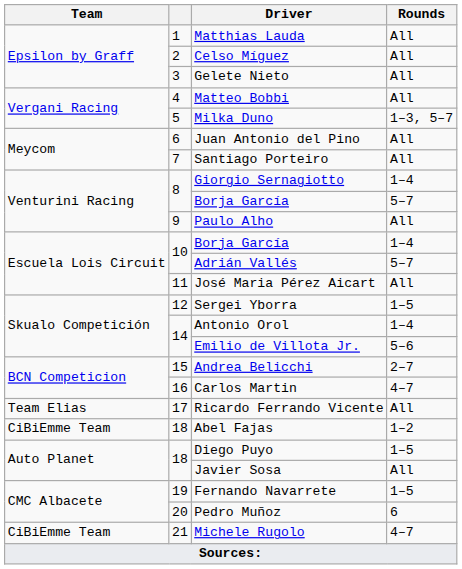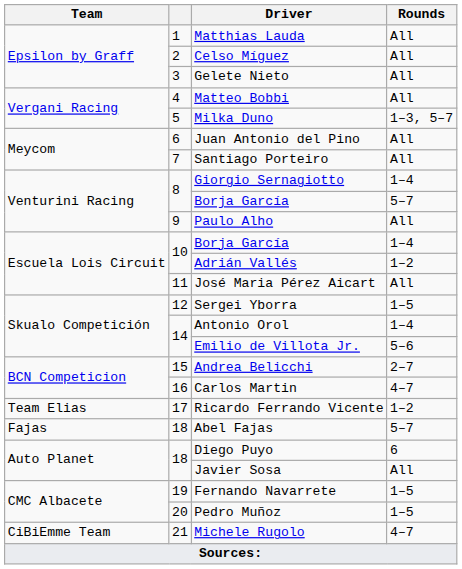(402, 264) 5–7 -> (402, 264) 1–2
(402, 409) All -> (402, 409) 1–2
(59, 429) CiBiEmme Team -> (28, 429) Fajas
(402, 429) 1–2 -> (402, 429) 5–7
(402, 450) 1–5 -> (394, 450) 6
(394, 512) 6 -> (402, 512) 1–5
